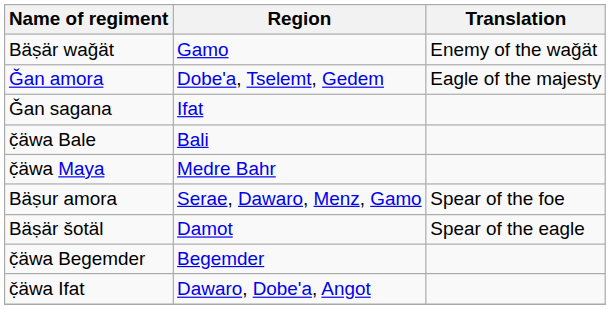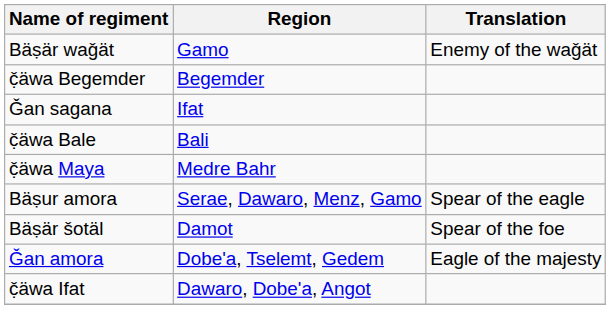rows swapped: (56, 79) <-> (77, 259)
(498, 199) Spear of the foe -> (507, 199) Spear of the eagle
(507, 229) Spear of the eagle -> (498, 229) Spear of the foe
